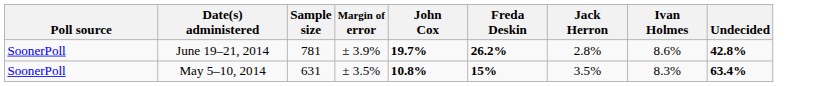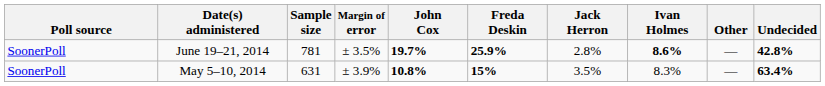+ column: (731, 29)
(361, 50) ± 3.9% -> (361, 50) ± 3.5%
(489, 50) 26.2% -> (489, 50) 25.9%
(667, 50) normal -> (667, 50) bold
(361, 71) ± 3.5% -> (361, 71) ± 3.9%
